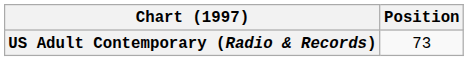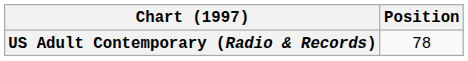(422, 43) 73 -> (422, 43) 78
